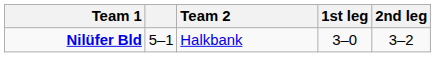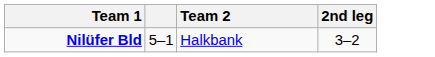- column: (345, 16)
